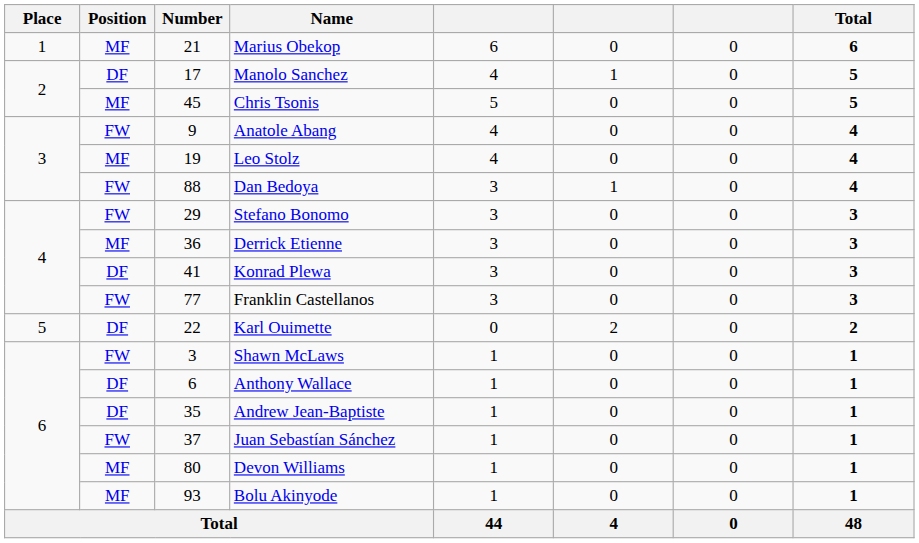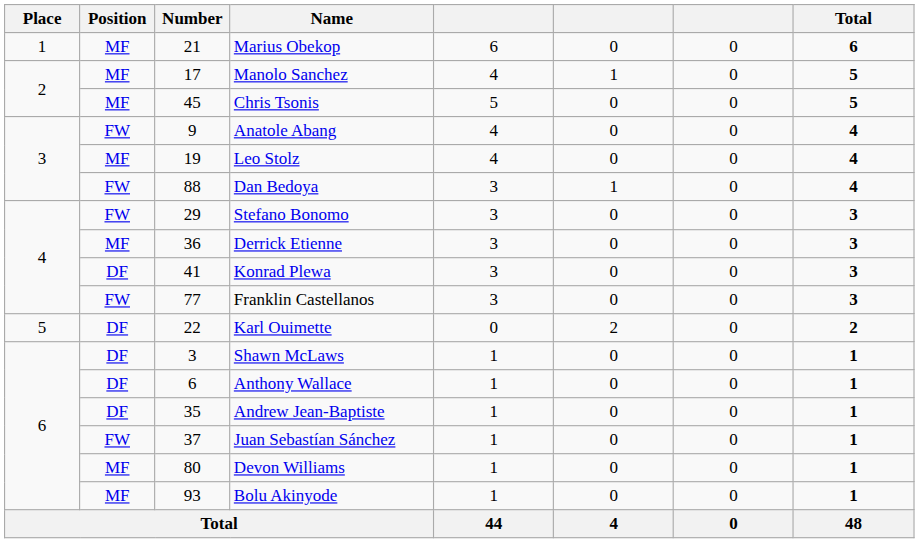(117, 74) DF -> (117, 74) MF
(117, 355) FW -> (117, 355) DF
